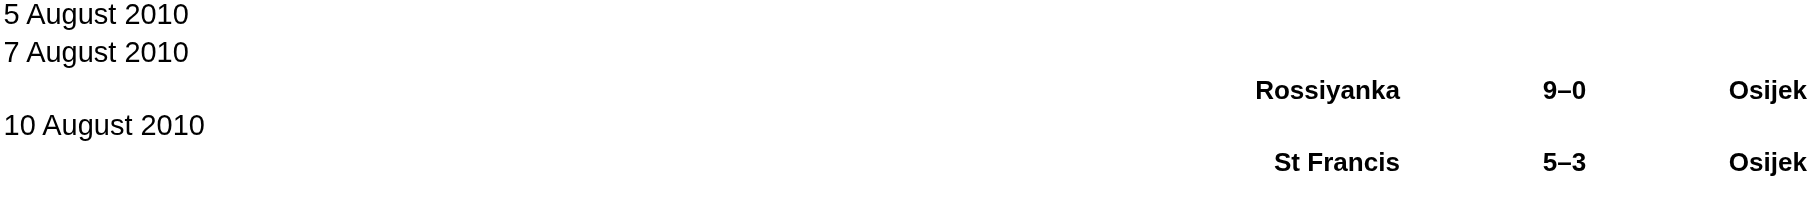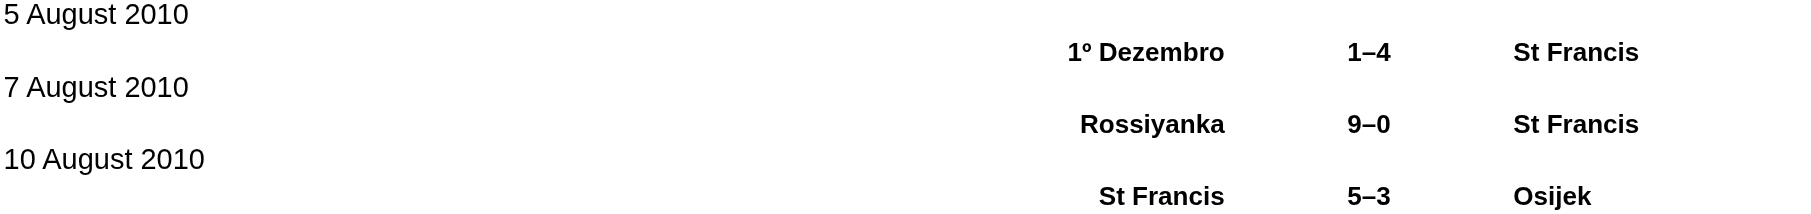+ row: (1146, 52)
(1768, 90) Osijek -> (1576, 124) St Francis
